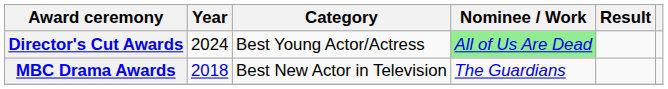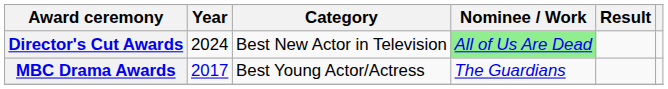(330, 44) Best Young Actor/Actress -> (341, 44) Best New Actor in Television
(210, 71) 2018 -> (210, 71) 2017
(341, 71) Best New Actor in Television -> (330, 71) Best Young Actor/Actress
